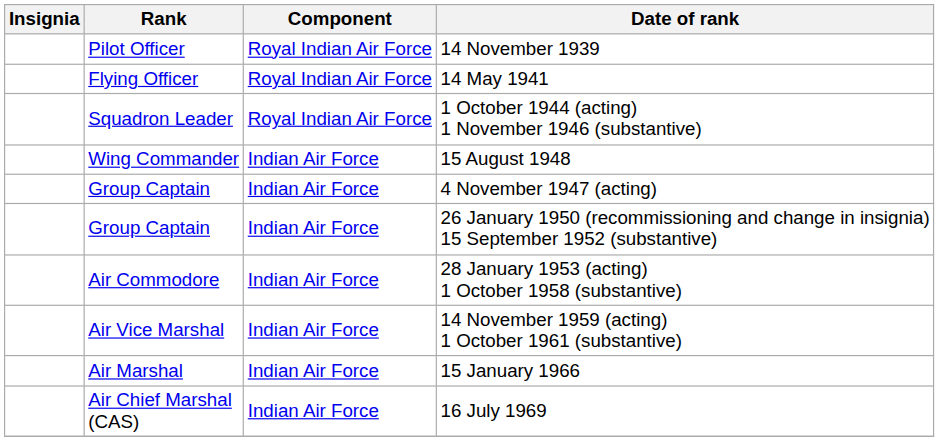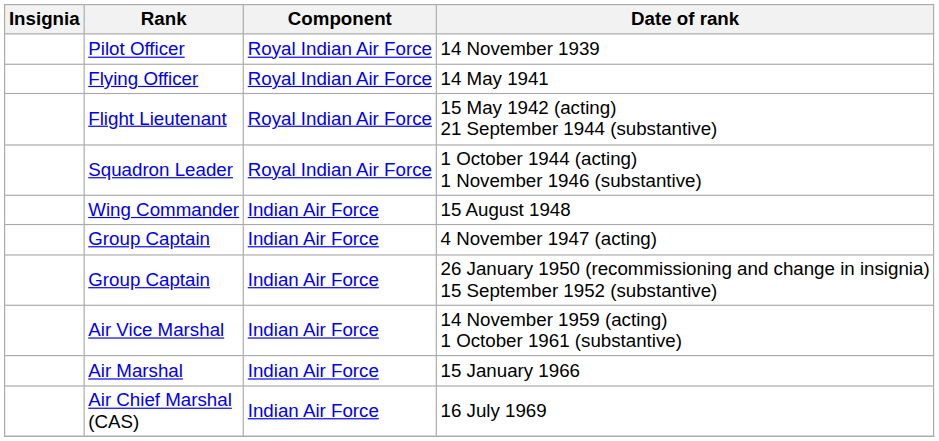+ row: (579, 118)
- row: (561, 279)
